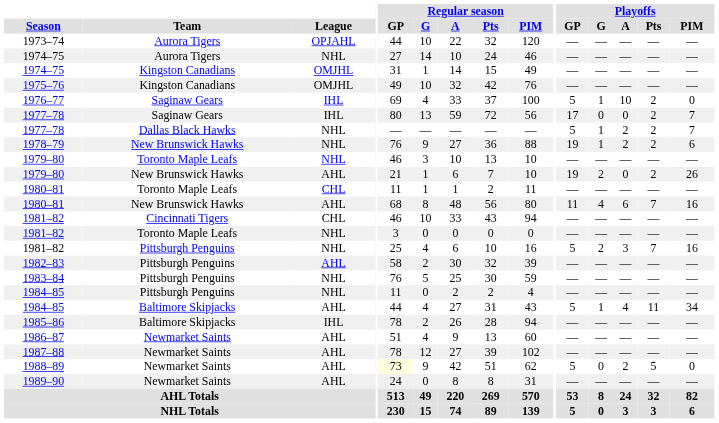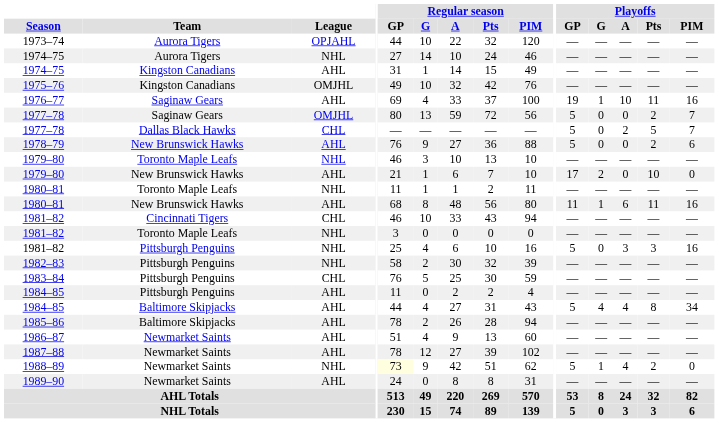(334, 70) OMJHL -> (334, 70) AHL
(334, 100) IHL -> (334, 100) AHL
(572, 100) 5 -> (572, 100) 19
(654, 100) 2 -> (654, 100) 11
(692, 100) 0 -> (692, 100) 16
(334, 115) IHL -> (334, 115) OMJHL
(572, 115) 17 -> (572, 115) 5
(334, 129) NHL -> (334, 129) CHL
(601, 129) 1 -> (601, 129) 0
(654, 129) 2 -> (654, 129) 5
(334, 144) NHL -> (334, 144) AHL
(572, 144) 19 -> (572, 144) 5
(601, 144) 1 -> (601, 144) 0
(625, 144) 2 -> (625, 144) 0
(572, 174) 19 -> (572, 174) 17
(654, 174) 2 -> (654, 174) 10
(692, 174) 26 -> (692, 174) 0
(334, 189) CHL -> (334, 189) NHL
(601, 203) 4 -> (601, 203) 1
(654, 203) 7 -> (654, 203) 11
(601, 248) 2 -> (601, 248) 0
(654, 248) 7 -> (654, 248) 3
(334, 263) AHL -> (334, 263) NHL
(334, 277) NHL -> (334, 277) CHL
(334, 292) NHL -> (334, 292) AHL
(601, 307) 1 -> (601, 307) 4
(654, 307) 11 -> (654, 307) 8
(334, 322) IHL -> (334, 322) AHL
(334, 366) AHL -> (334, 366) NHL
(601, 366) 0 -> (601, 366) 1
(625, 366) 2 -> (625, 366) 4
(654, 366) 5 -> (654, 366) 2
